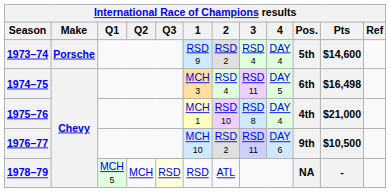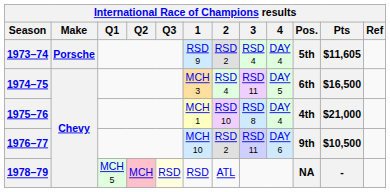(342, 54) $14,600 -> (342, 54) $11,605
(342, 84) $16,498 -> (342, 84) $16,500
(141, 173) no background -> (141, 173) pink background
